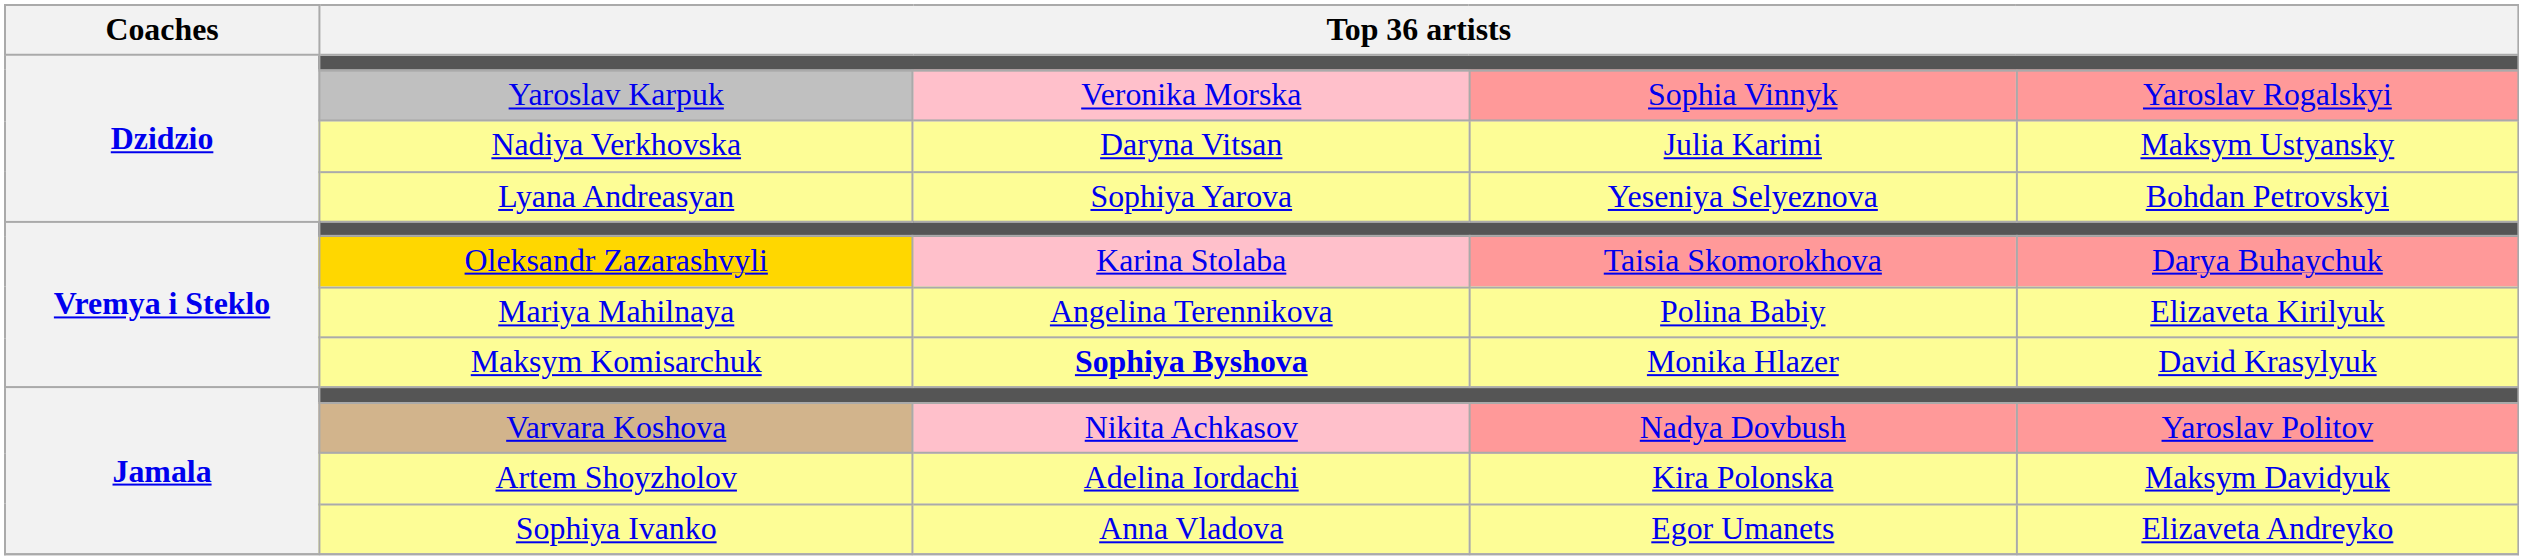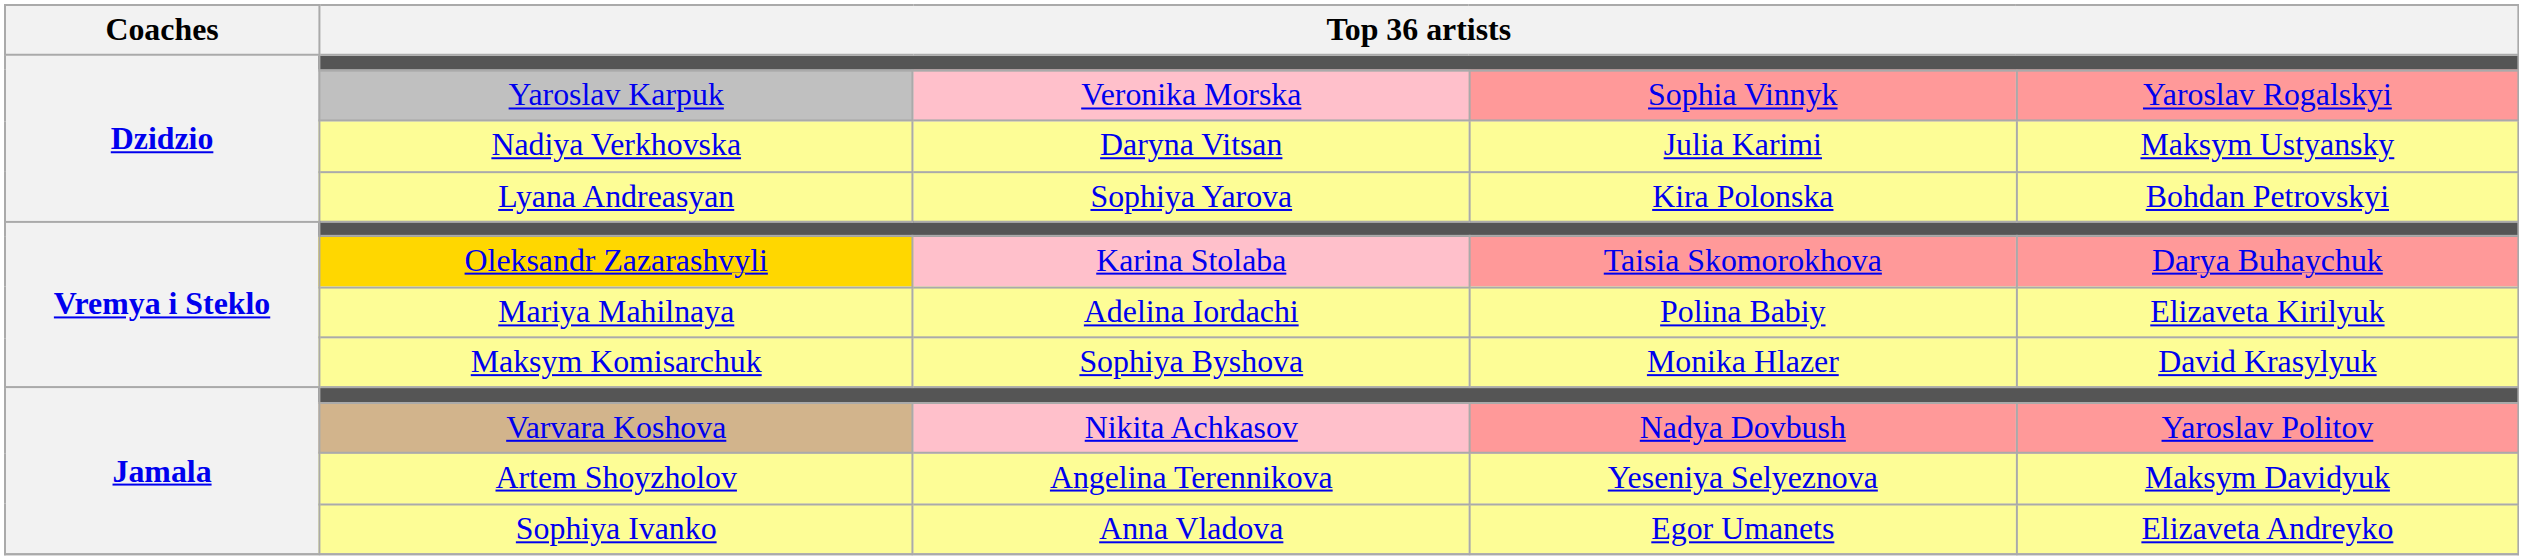(1743, 195) Yeseniya Selyeznova -> (1743, 195) Kira Polonska
(1191, 311) Angelina Terennikova -> (1191, 311) Adelina Iordachi
(1191, 362) bold -> (1191, 362) normal
(1191, 477) Adelina Iordachi -> (1191, 477) Angelina Terennikova
(1743, 477) Kira Polonska -> (1743, 477) Yeseniya Selyeznova
